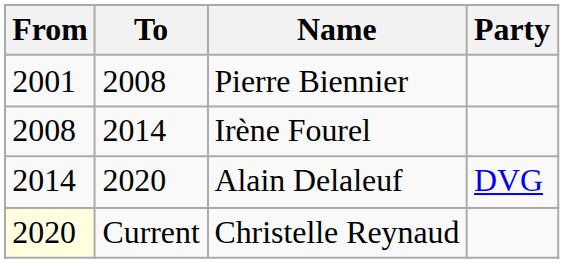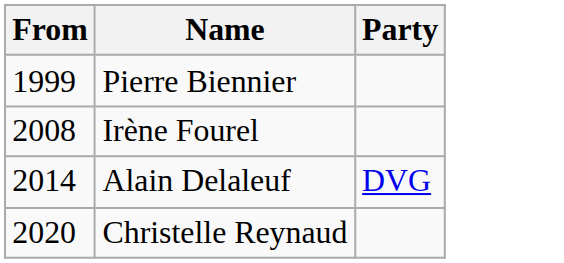- column: (151, 29)
(44, 80) 2001 -> (44, 80) 1999
(44, 231) lightyellow background -> (44, 231) no background
